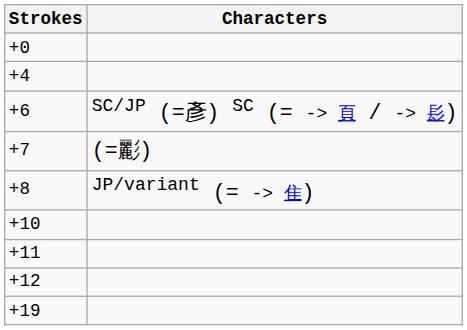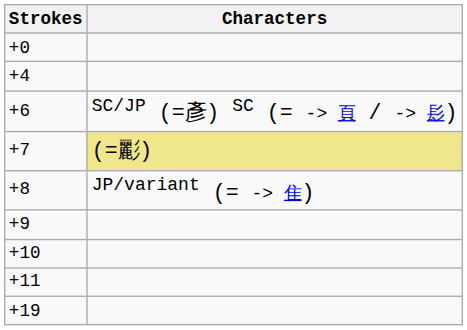(122, 152) no background -> (122, 152) khaki background
+ row: (19, 225)
- row: (25, 282)
